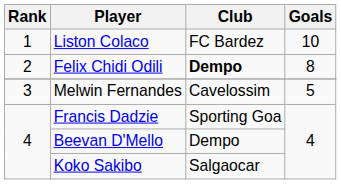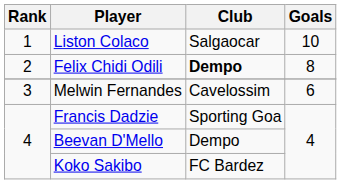(226, 41) FC Bardez -> (224, 41) Salgaocar
(310, 91) 5 -> (310, 91) 6
(224, 166) Salgaocar -> (226, 166) FC Bardez
